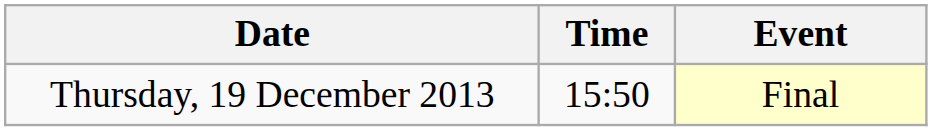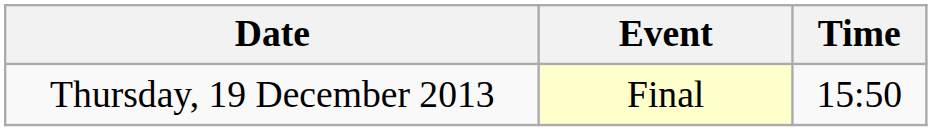columns swapped: (607, 34) <-> (801, 34)
